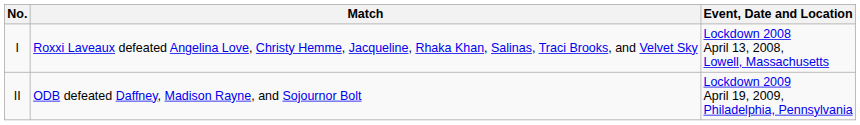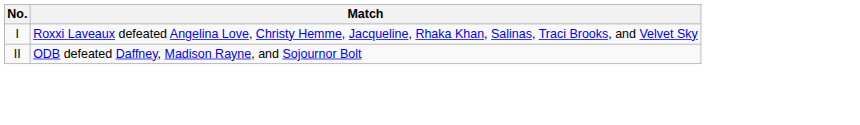- column: (778, 14)
